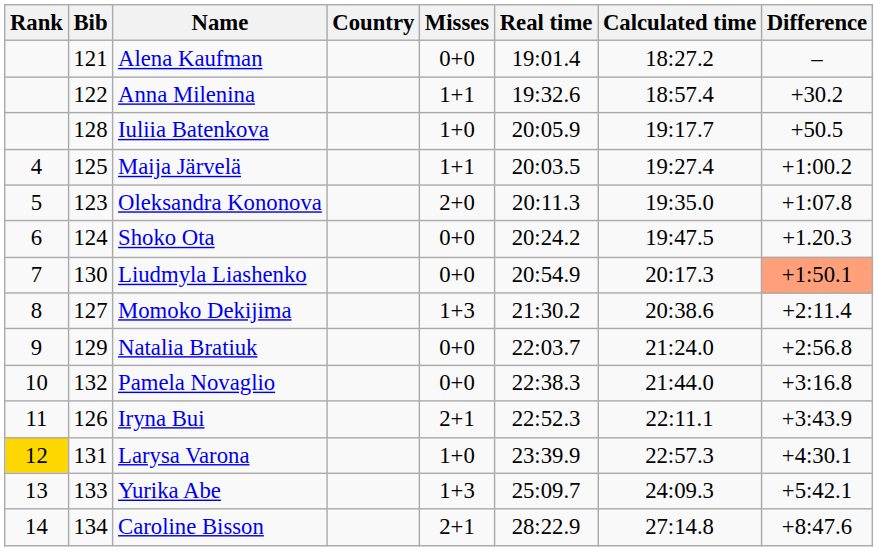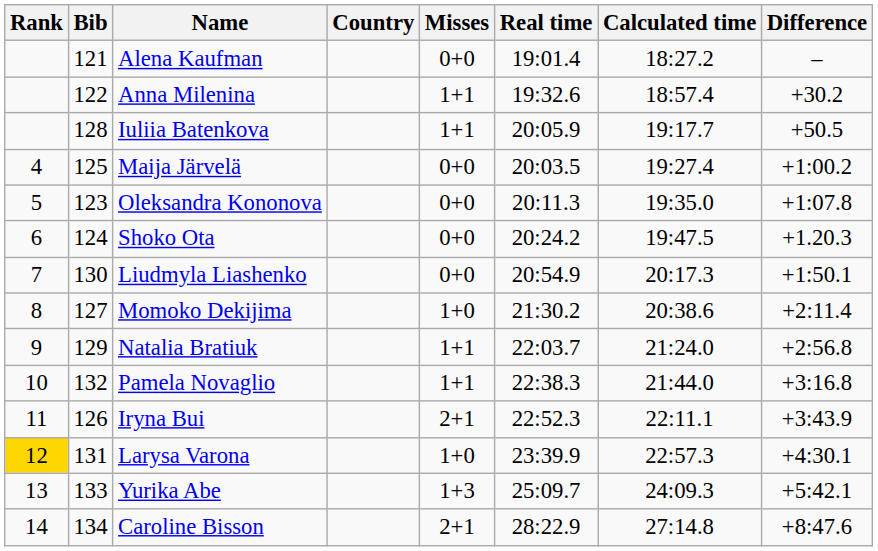(457, 130) 1+0 -> (457, 130) 1+1
(457, 166) 1+1 -> (457, 166) 0+0
(457, 202) 2+0 -> (457, 202) 0+0
(817, 274) lightsalmon background -> (817, 274) no background
(457, 310) 1+3 -> (457, 310) 1+0
(457, 346) 0+0 -> (457, 346) 1+1
(457, 382) 0+0 -> (457, 382) 1+1
